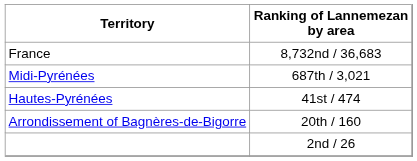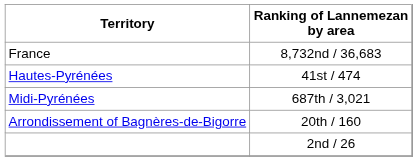rows swapped: (52, 76) <-> (61, 98)
